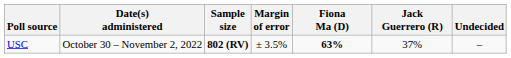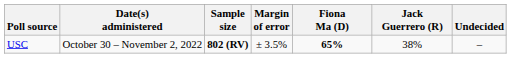(332, 44) 63% -> (332, 44) 65%
(412, 44) 37% -> (412, 44) 38%
